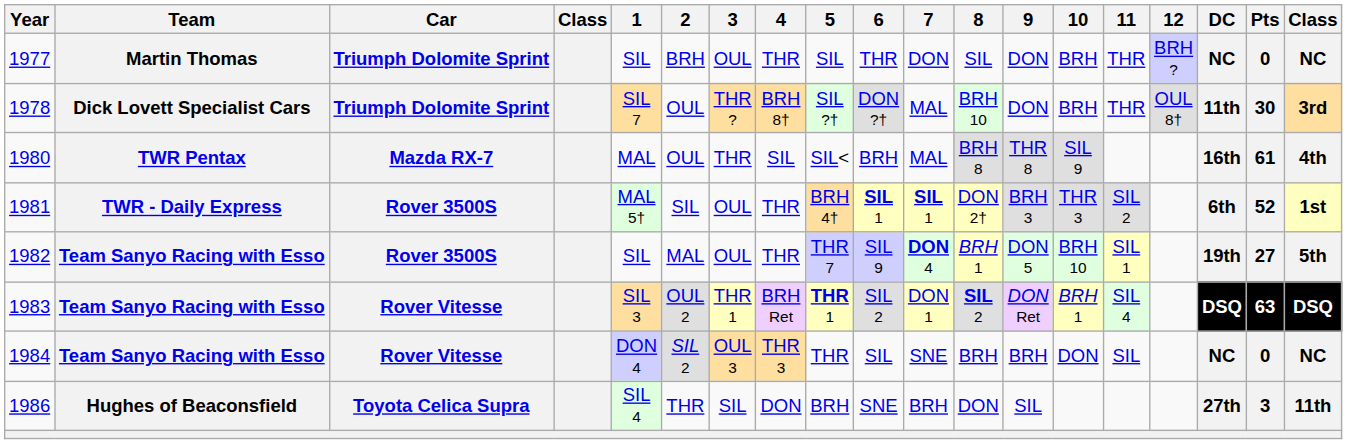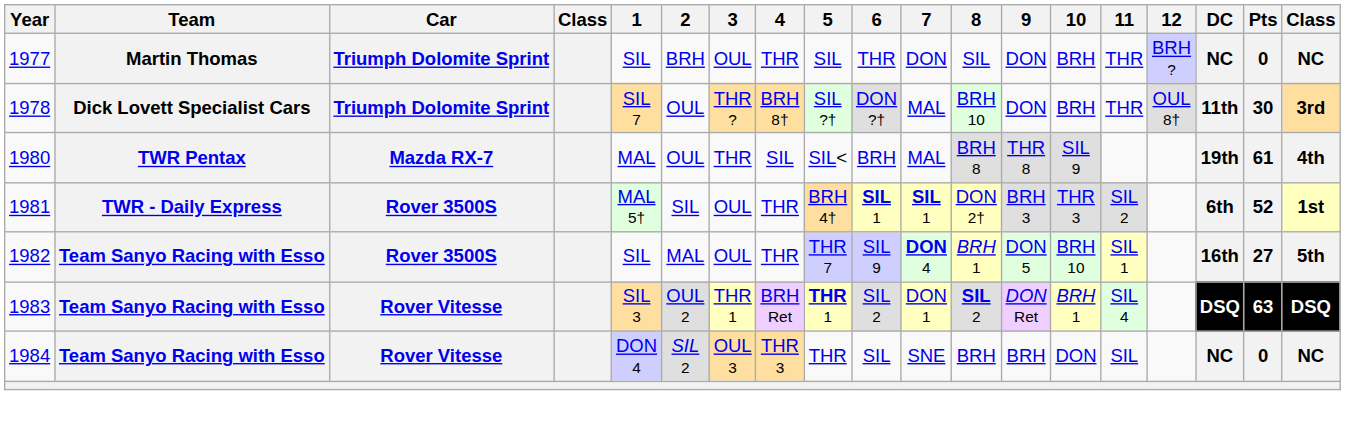(1222, 157) 16th -> (1220, 157) 19th
(1222, 256) 19th -> (1220, 256) 16th
- row: (30, 405)
